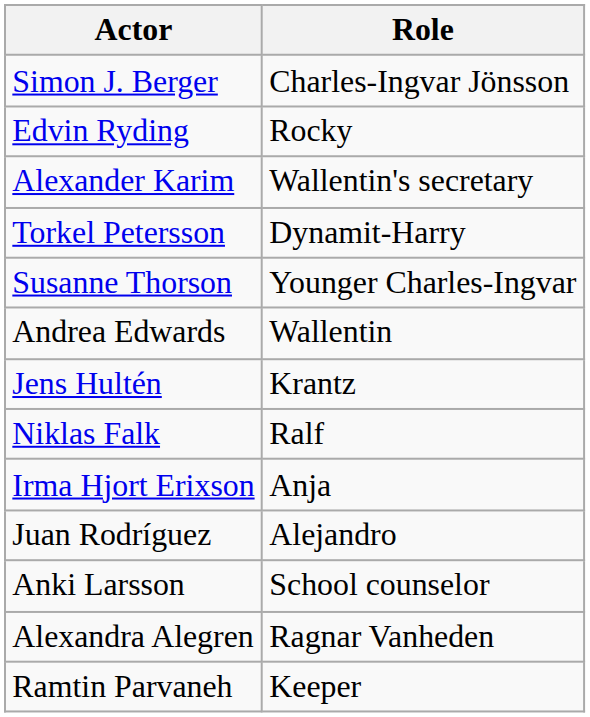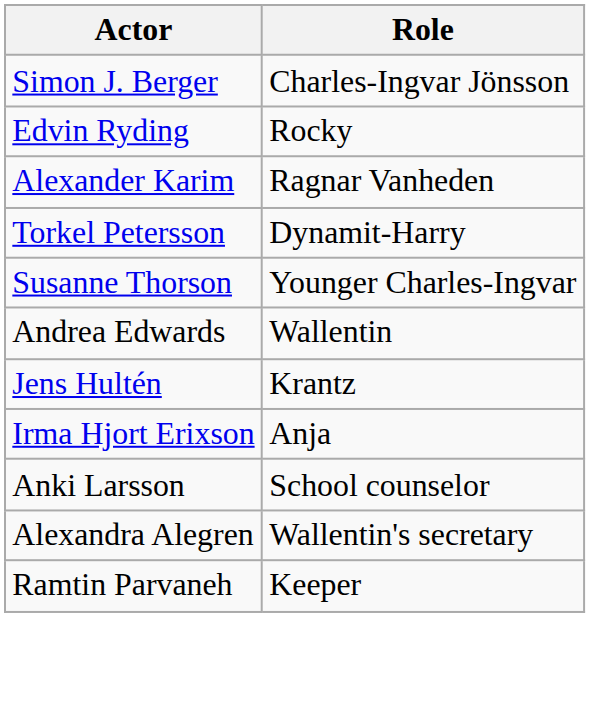(401, 181) Wallentin's secretary -> (382, 181) Ragnar Vanheden
- row: (86, 433)
- row: (112, 534)
(382, 635) Ragnar Vanheden -> (401, 534) Wallentin's secretary
